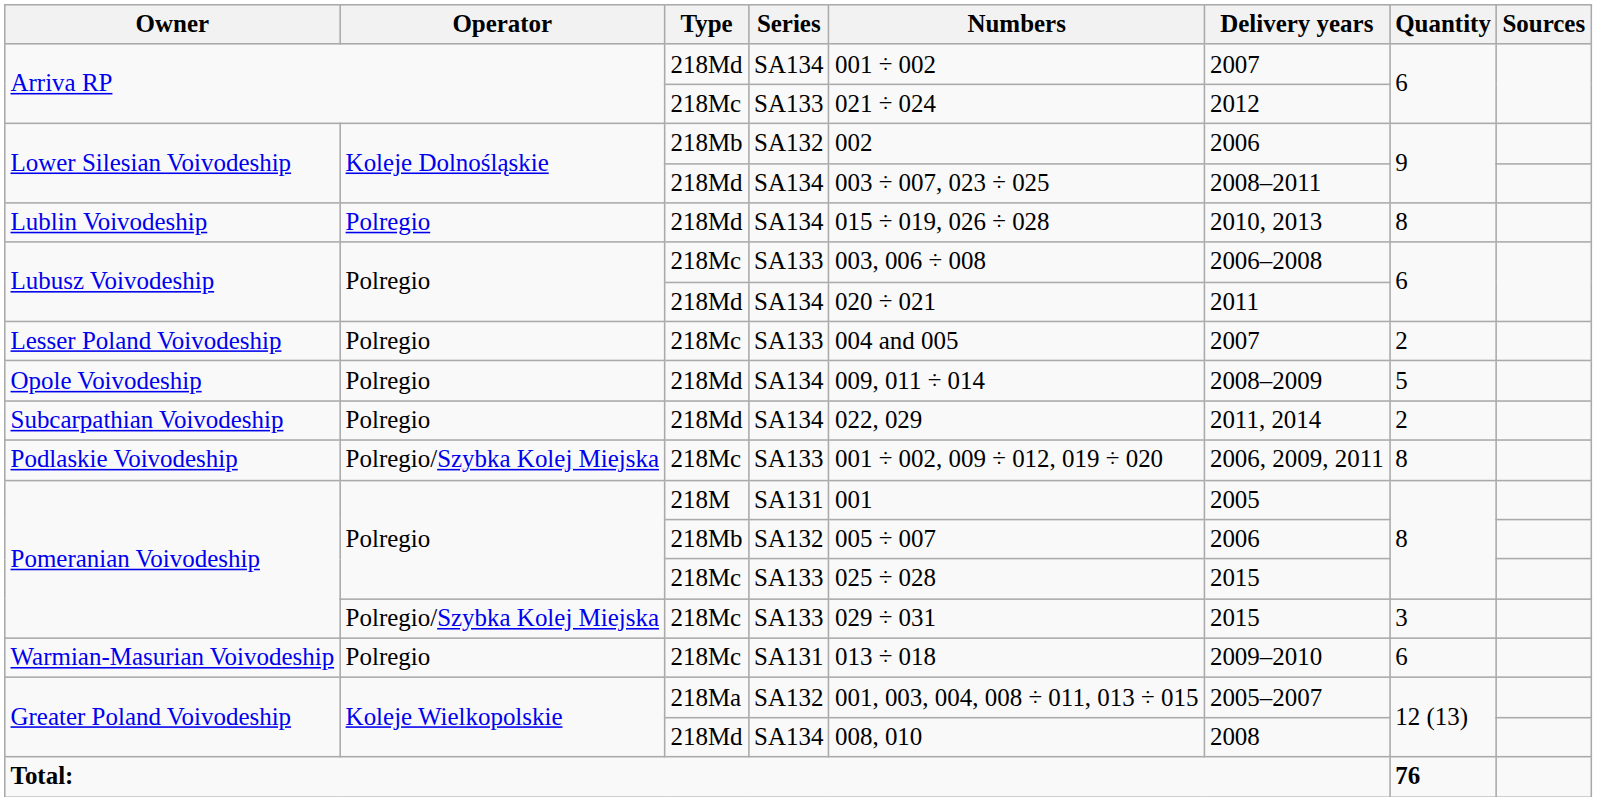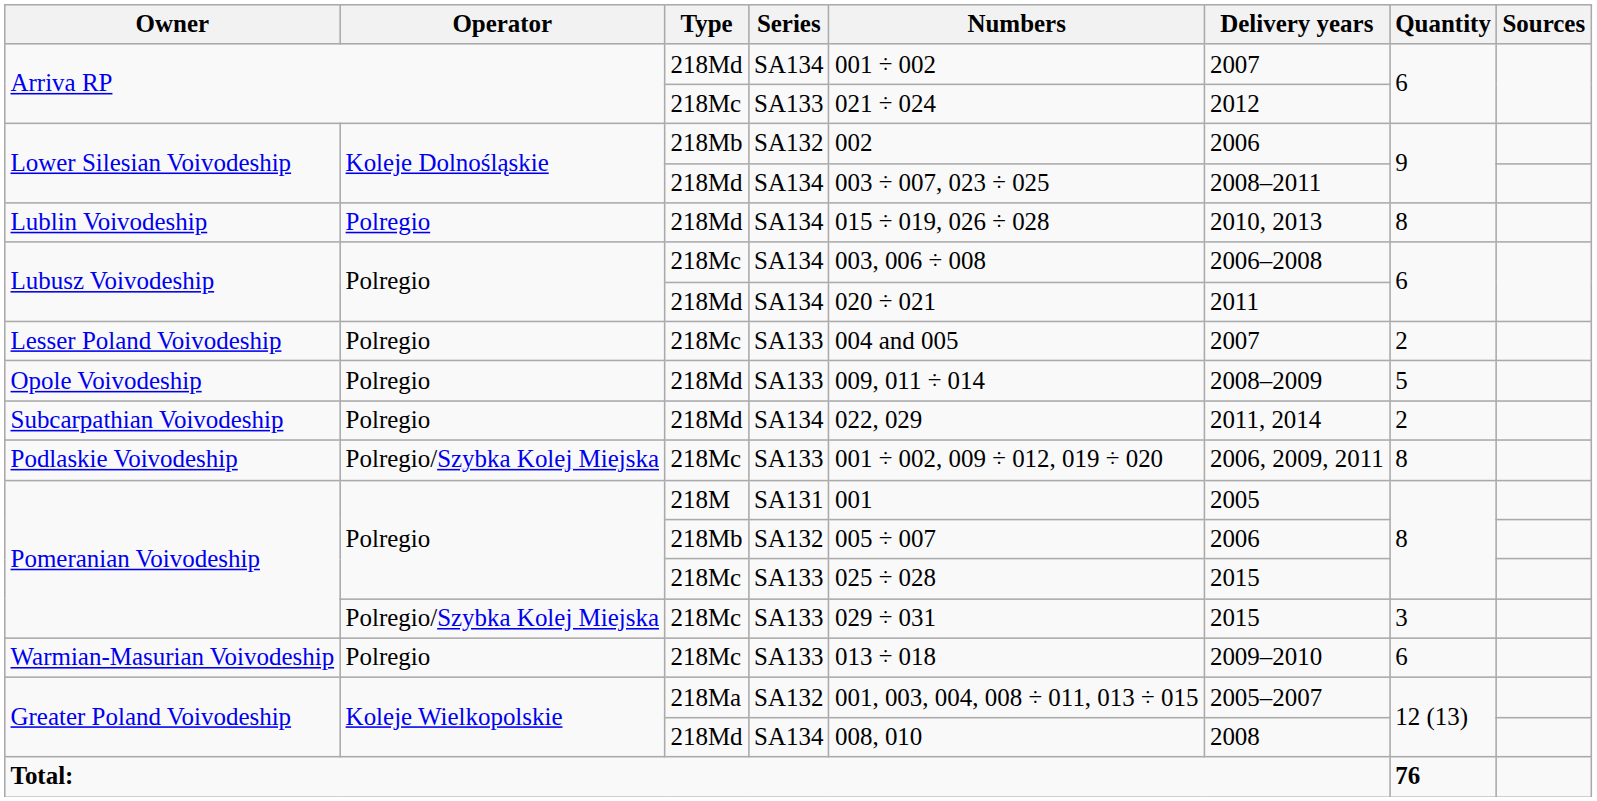(789, 261) SA133 -> (789, 261) SA134
(789, 380) SA134 -> (789, 380) SA133
(789, 657) SA131 -> (789, 657) SA133
